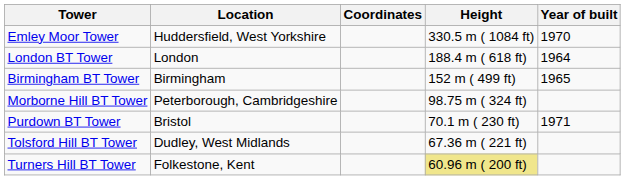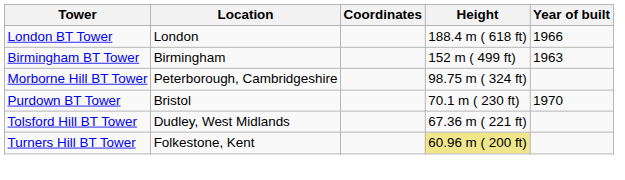- row: (63, 36)
(555, 57) 1964 -> (548, 36) 1966
(555, 79) 1965 -> (548, 57) 1963
(555, 121) 1971 -> (548, 100) 1970
